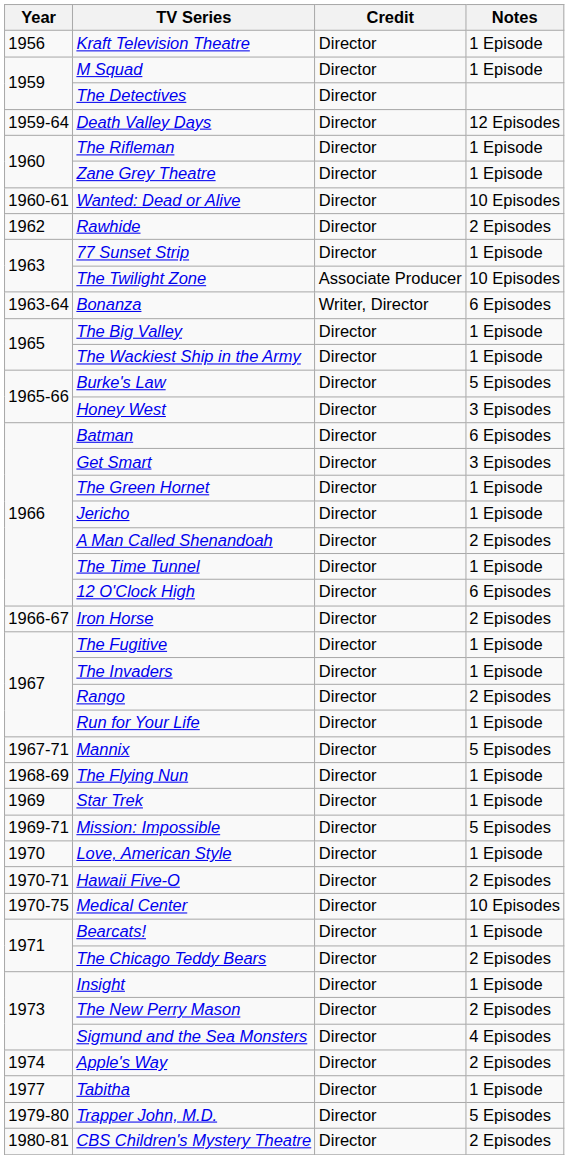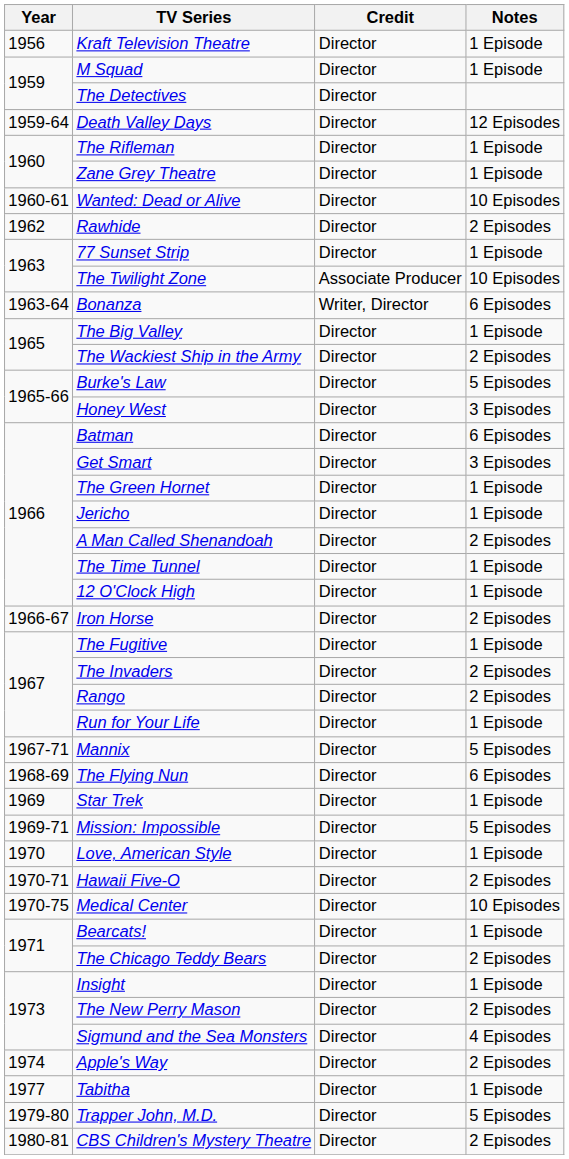(506, 357) 1 Episode -> (510, 357) 2 Episodes
(510, 592) 6 Episodes -> (506, 592) 1 Episode
(506, 670) 1 Episode -> (510, 670) 2 Episodes
(506, 775) 1 Episode -> (510, 775) 6 Episodes
